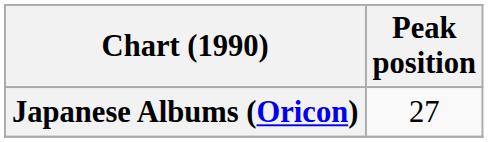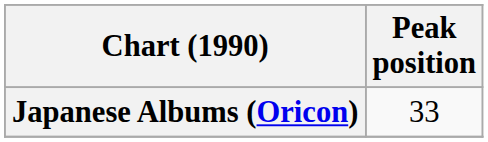(424, 111) 27 -> (424, 111) 33
